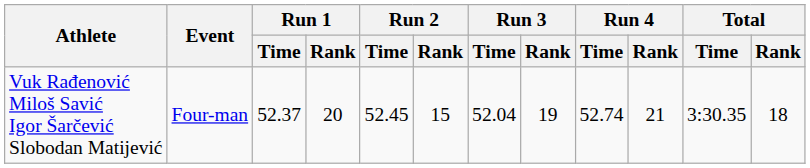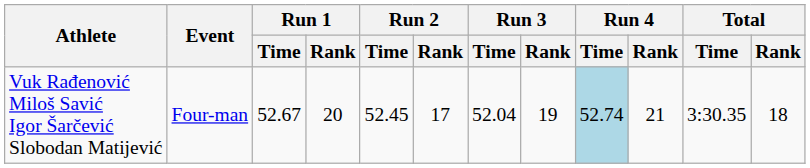(279, 114) 52.37 -> (279, 114) 52.67
(440, 114) 15 -> (440, 114) 17
(602, 114) no background -> (602, 114) lightblue background
